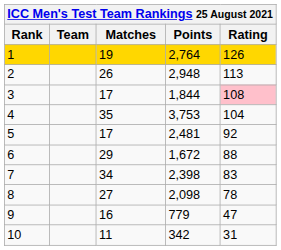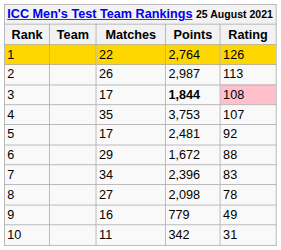(106, 54) 19 -> (106, 54) 22
(184, 74) 2,948 -> (184, 74) 2,987
(184, 94) normal -> (184, 94) bold
(234, 114) 104 -> (234, 114) 107
(184, 174) 2,398 -> (184, 174) 2,396
(230, 214) 47 -> (230, 214) 49
